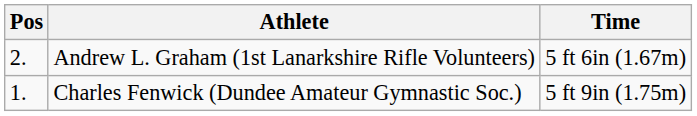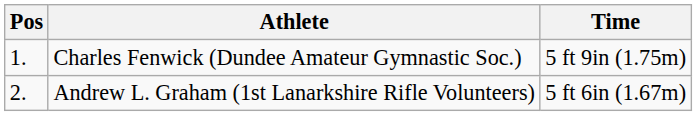rows swapped: (288, 92) <-> (294, 57)
